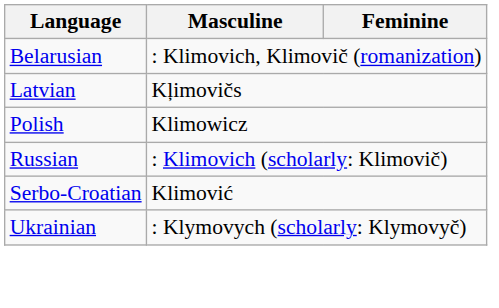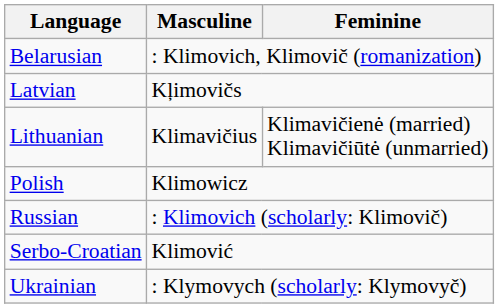+ row: (56, 136)
